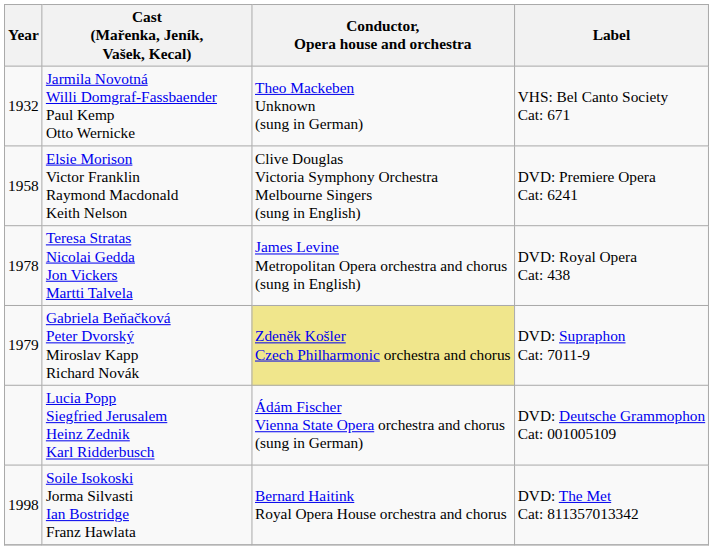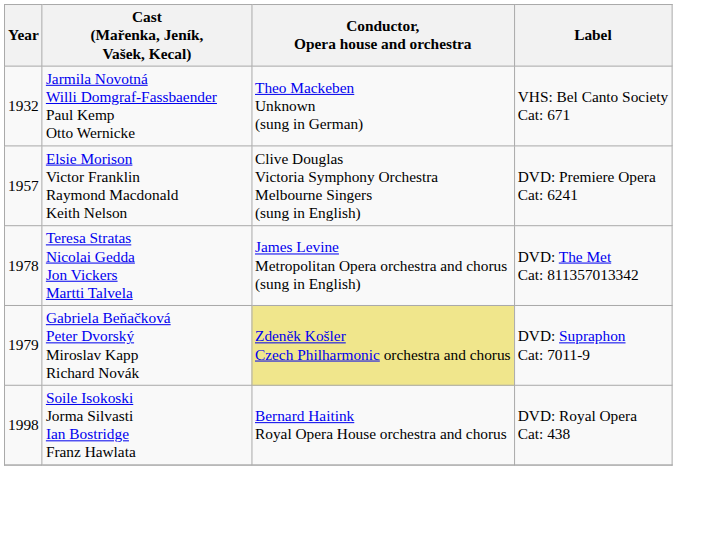(23, 186) 1958 -> (23, 186) 1957
(577, 265) DVD: Royal Opera Cat: 438 -> (578, 265) DVD: The Met Cat: 811357013342
- row: (107, 425)
(578, 505) DVD: The Met Cat: 811357013342 -> (577, 425) DVD: Royal Opera Cat: 438
